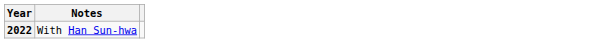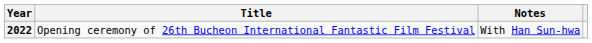+ column: (256, 13)
